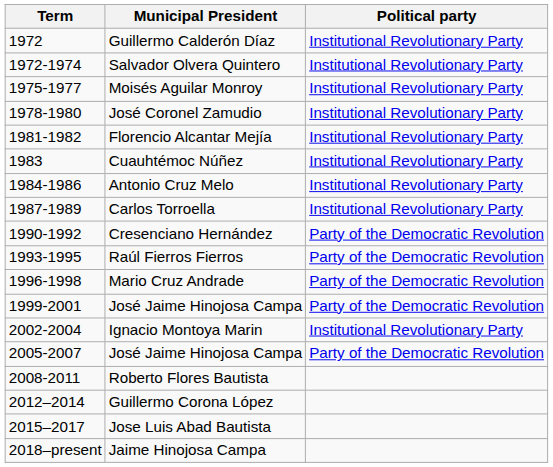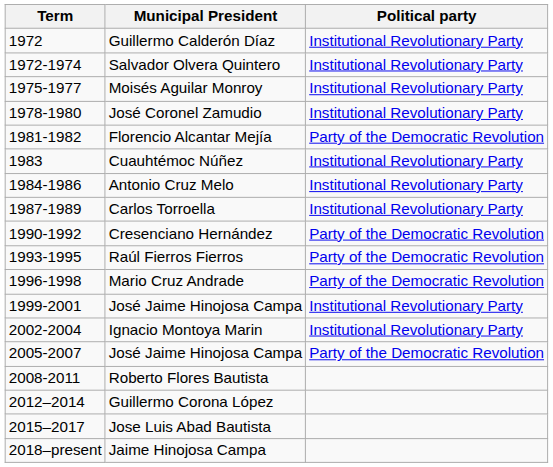(416, 137) Institutional Revolutionary Party -> (427, 137) Party of the Democratic Revolution
(427, 305) Party of the Democratic Revolution -> (416, 305) Institutional Revolutionary Party
